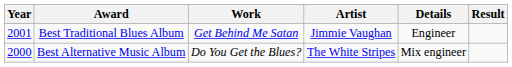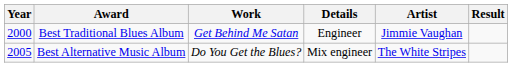columns swapped: (351, 14) <-> (433, 14)
(19, 33) 2001 -> (19, 33) 2000
(19, 52) 2000 -> (19, 52) 2005
